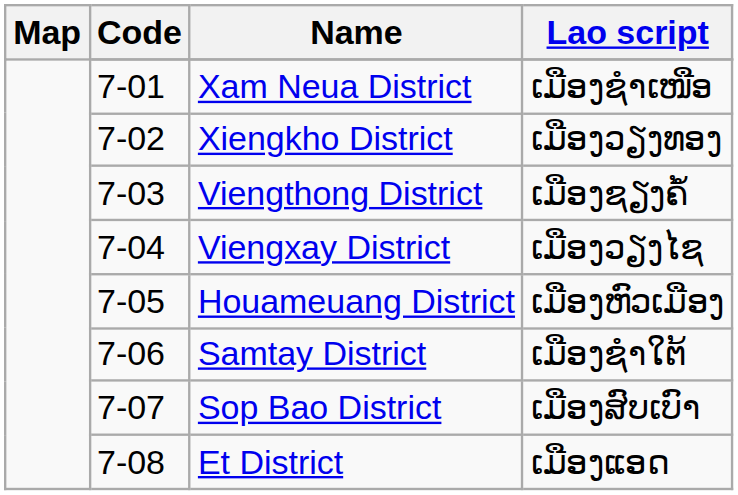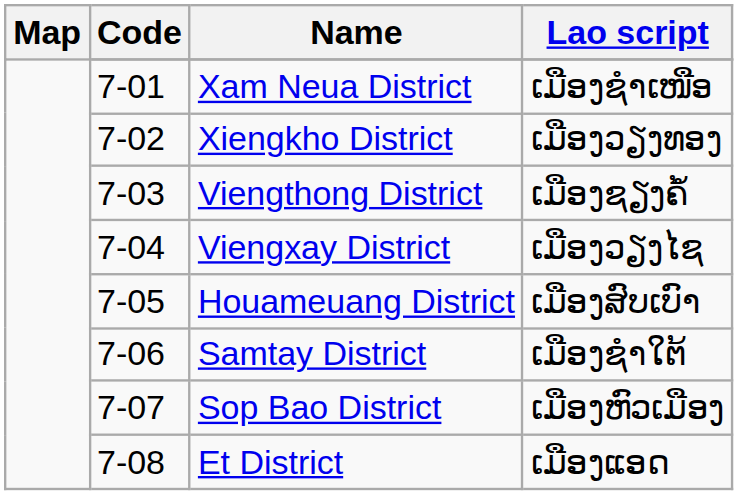(628, 301) ເມືອງຫົວເມືອງ -> (616, 301) ເມືອງສົບເບົາ
(616, 408) ເມືອງສົບເບົາ -> (628, 408) ເມືອງຫົວເມືອງ
